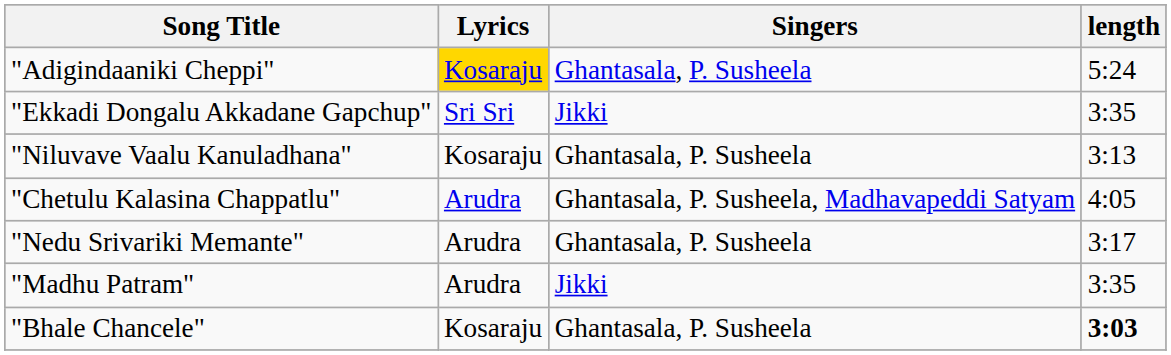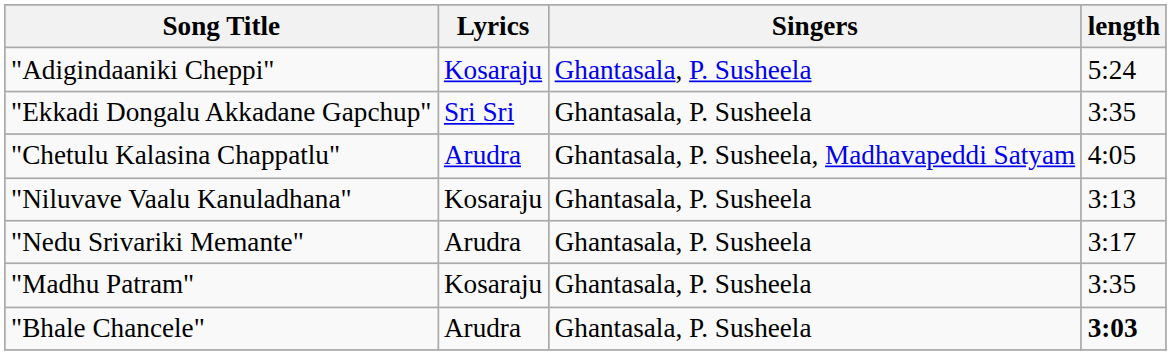(493, 69) gold background -> (493, 69) no background
(581, 112) Jikki -> (683, 112) Ghantasala, P. Susheela
rows swapped: (181, 155) <-> (176, 198)
(482, 284) Arudra -> (493, 284) Kosaraju
(581, 284) Jikki -> (683, 284) Ghantasala, P. Susheela
(493, 328) Kosaraju -> (482, 328) Arudra
